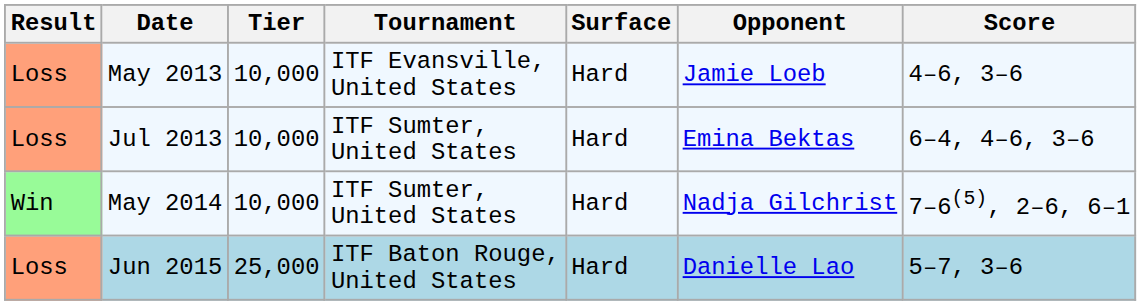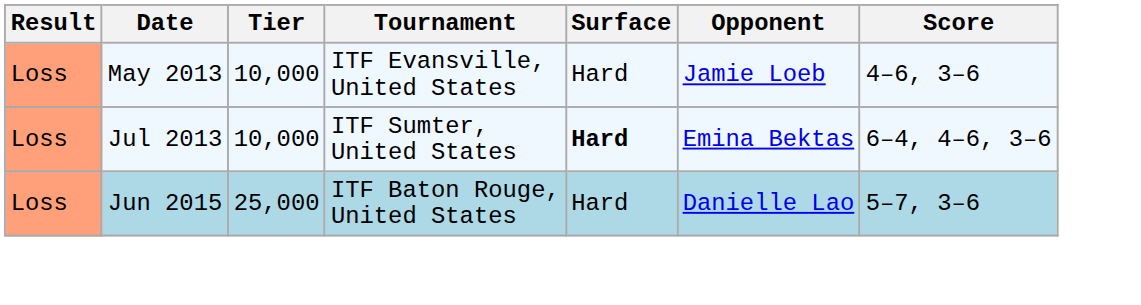(600, 139) normal -> (600, 139) bold
- row: (165, 203)
